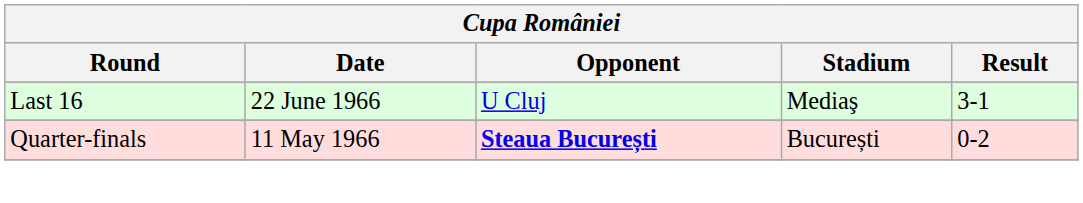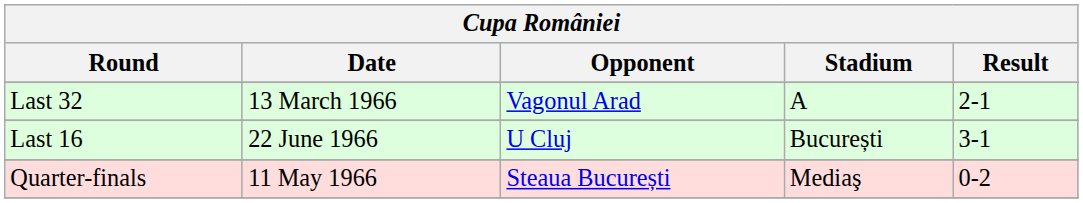+ row: (47, 100)
(822, 100) Mediaş -> (836, 139) București
(569, 139) bold -> (588, 178) normal
(833, 139) București -> (826, 178) Mediaş
